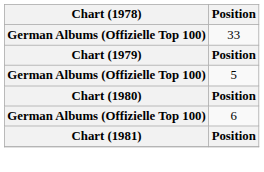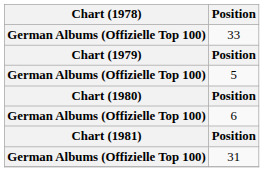+ row: (234, 156)
